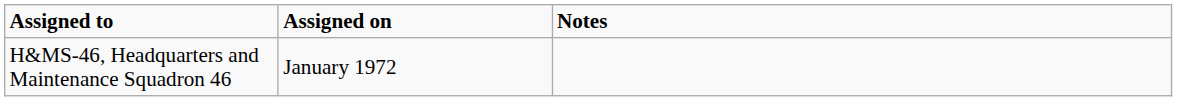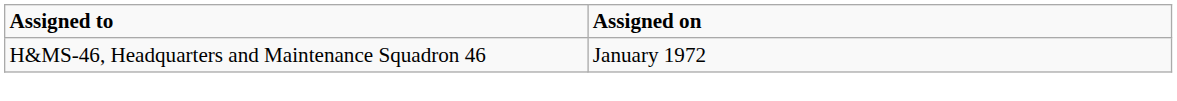- column: (582, 21)
